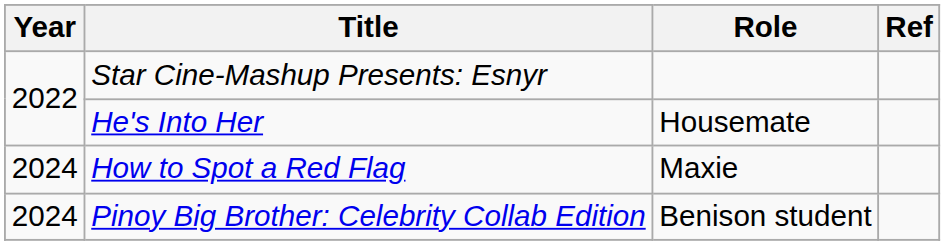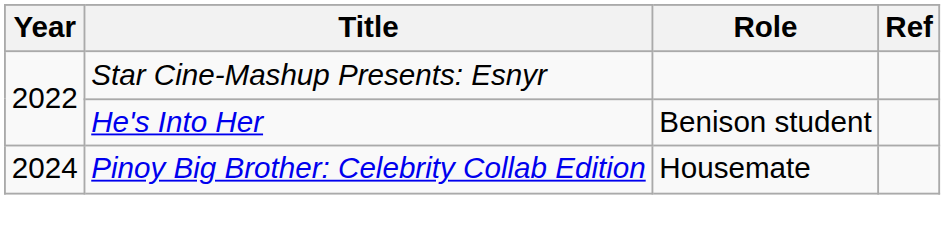(735, 121) Housemate -> (765, 121) Benison student
- row: (248, 168)
(765, 215) Benison student -> (735, 168) Housemate
